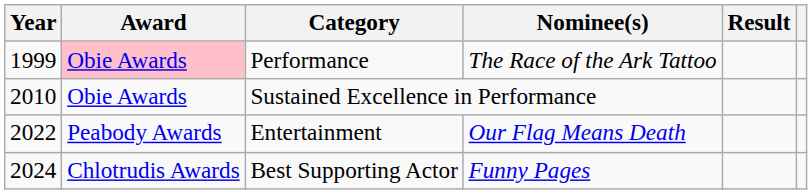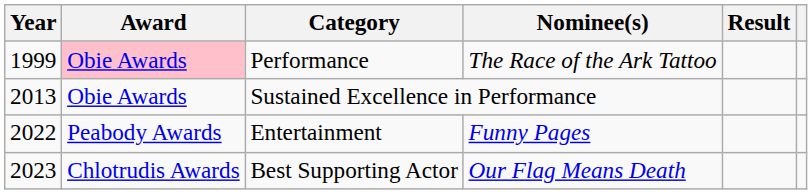(33, 96) 2010 -> (33, 96) 2013
(577, 133) Our Flag Means Death -> (529, 133) Funny Pages
(33, 170) 2024 -> (33, 170) 2023
(529, 170) Funny Pages -> (577, 170) Our Flag Means Death
